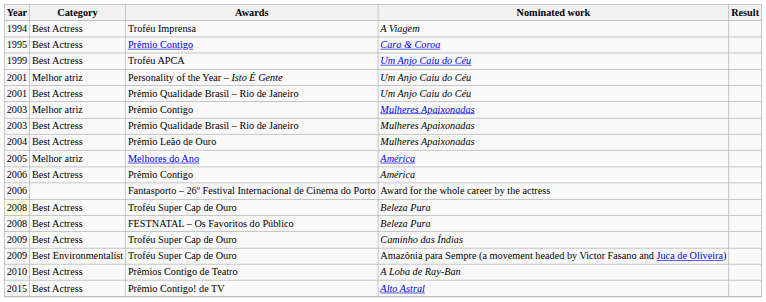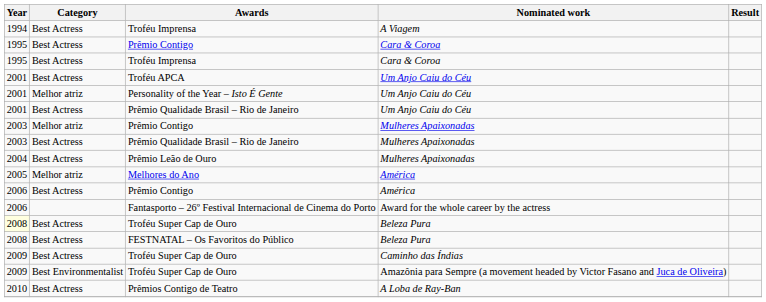+ row: (162, 61)
(17, 61) 1999 -> (17, 77) 2001
- row: (176, 288)
